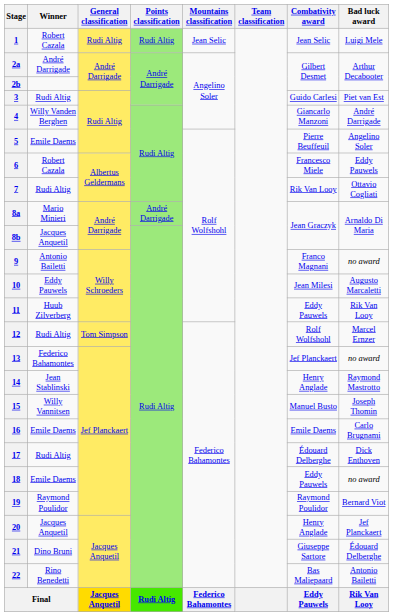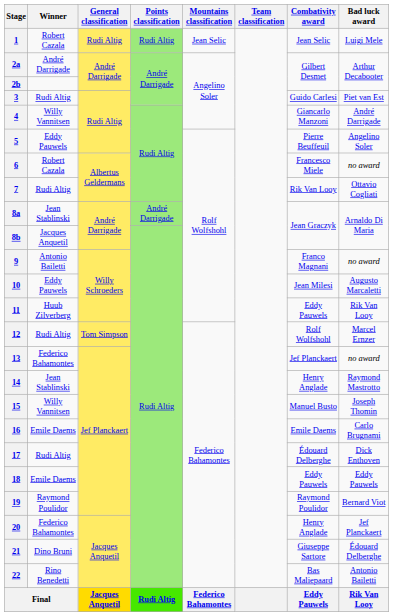(53, 117) Willy Vanden Berghen -> (53, 117) Willy Vannitsen
(53, 141) Emile Daems -> (53, 141) Eddy Pauwels
(364, 165) Eddy Pauwels -> (364, 165) no award
(53, 213) Mario Minieri -> (53, 213) Jean Stablinski
(364, 479) no award -> (364, 479) Eddy Pauwels
(53, 527) Jacques Anquetil -> (53, 527) Federico Bahamontes
